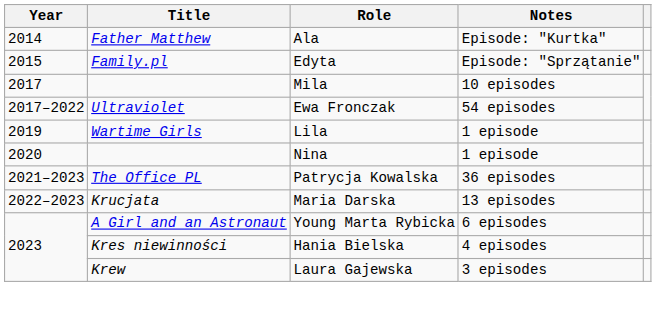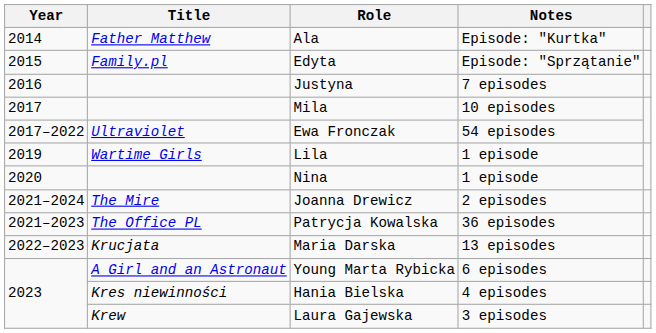+ row: (323, 85)
+ row: (353, 201)
